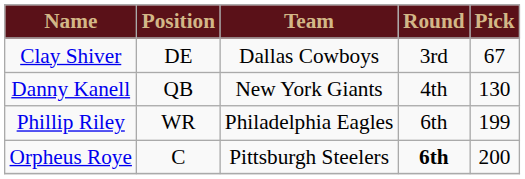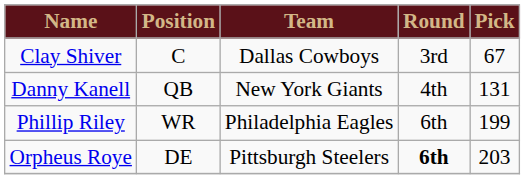(178, 55) DE -> (178, 55) C
(494, 88) 130 -> (494, 88) 131
(178, 156) C -> (178, 156) DE
(494, 156) 200 -> (494, 156) 203
